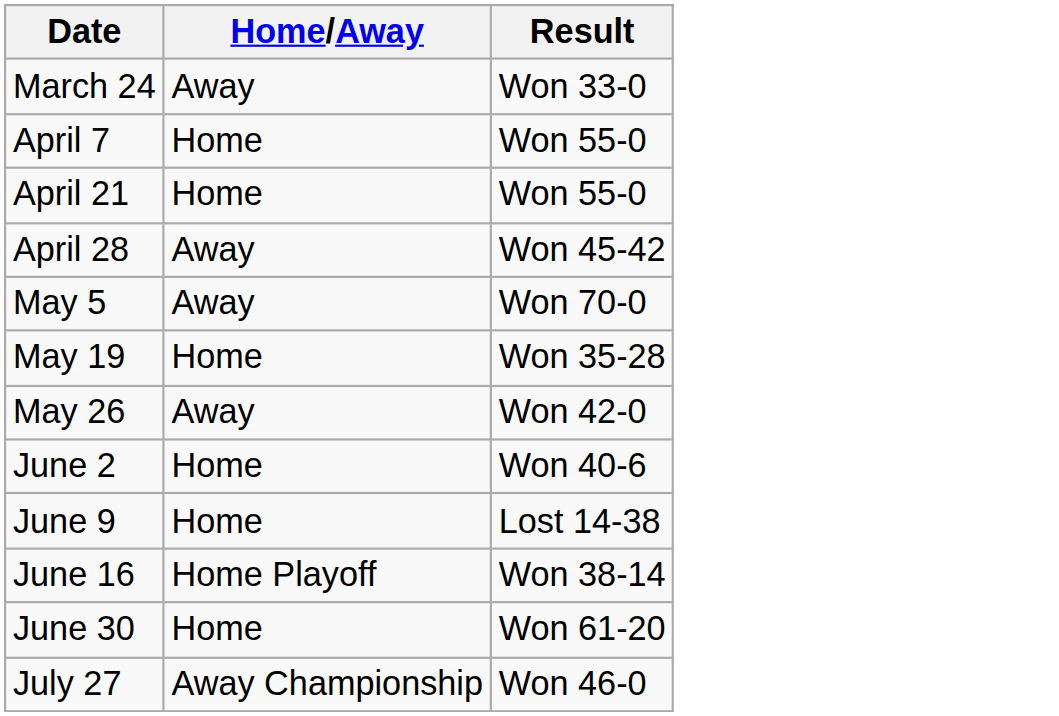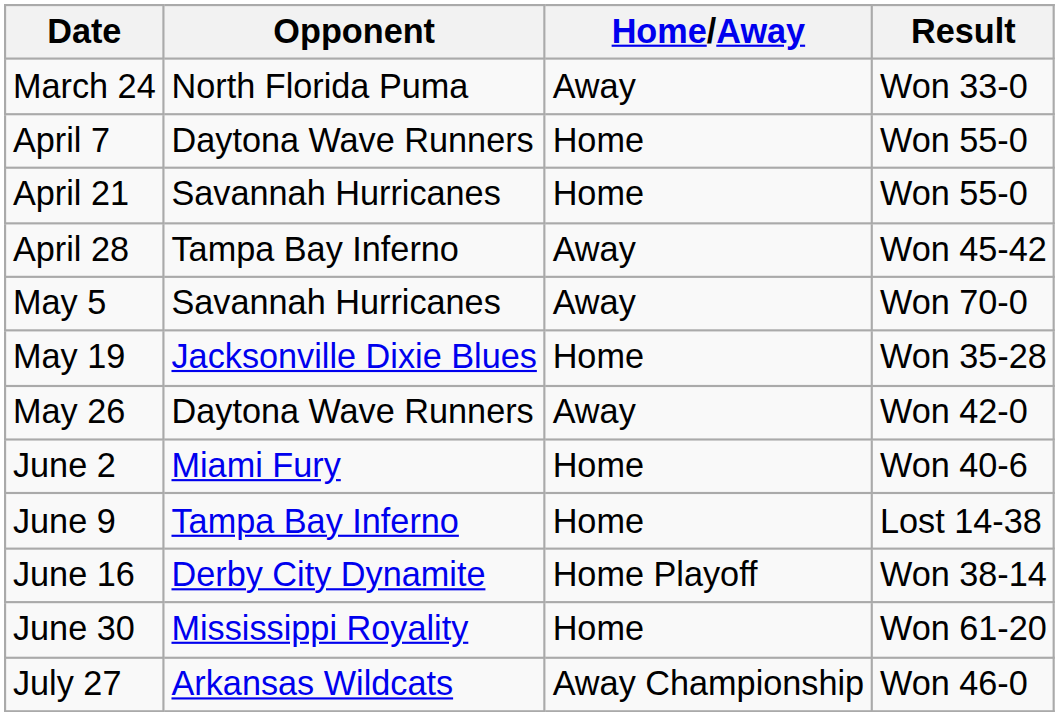+ column: (354, 31)
